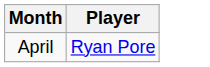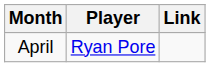+ column: (182, 18)
